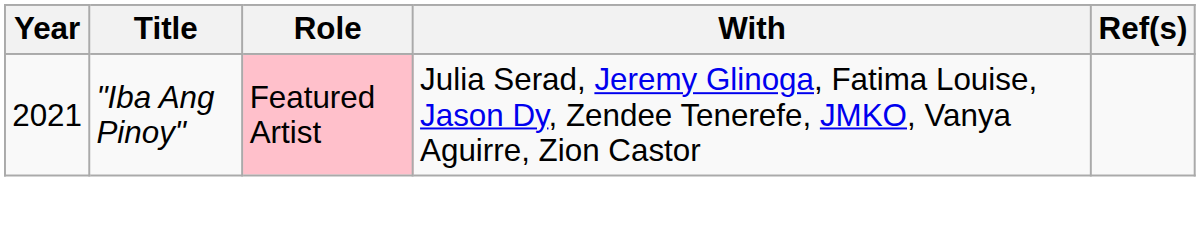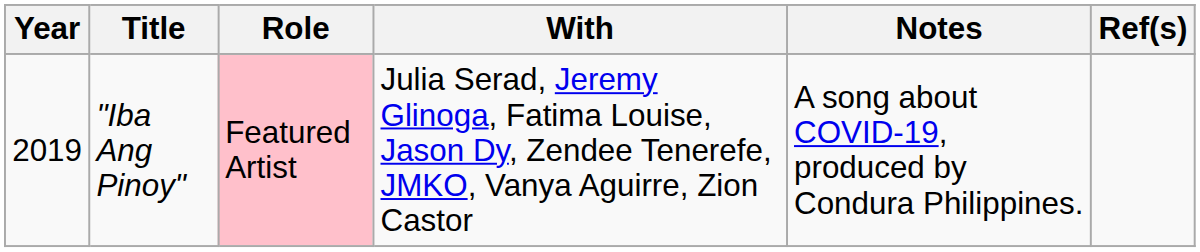+ column: (939, 29)
(47, 114) 2021 -> (47, 149) 2019
